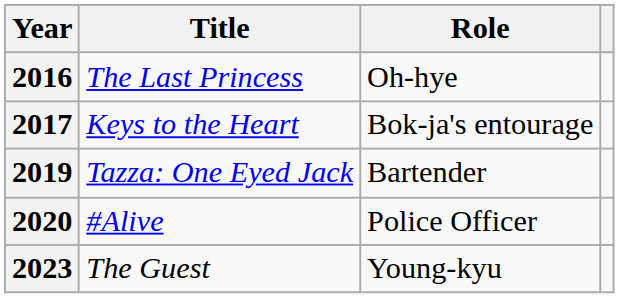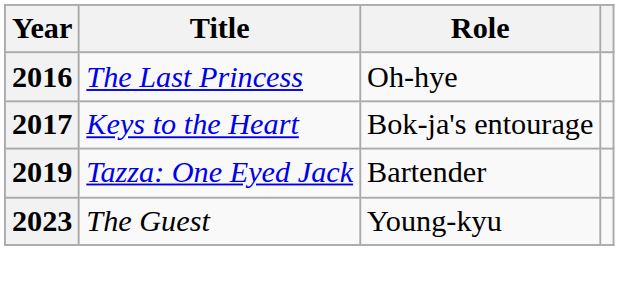- row: (42, 220)
